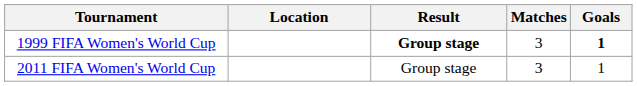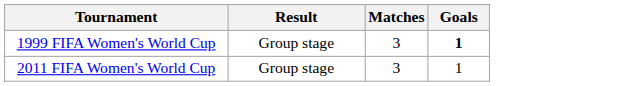- column: (299, 17)
(439, 43) bold -> (296, 43) normal
